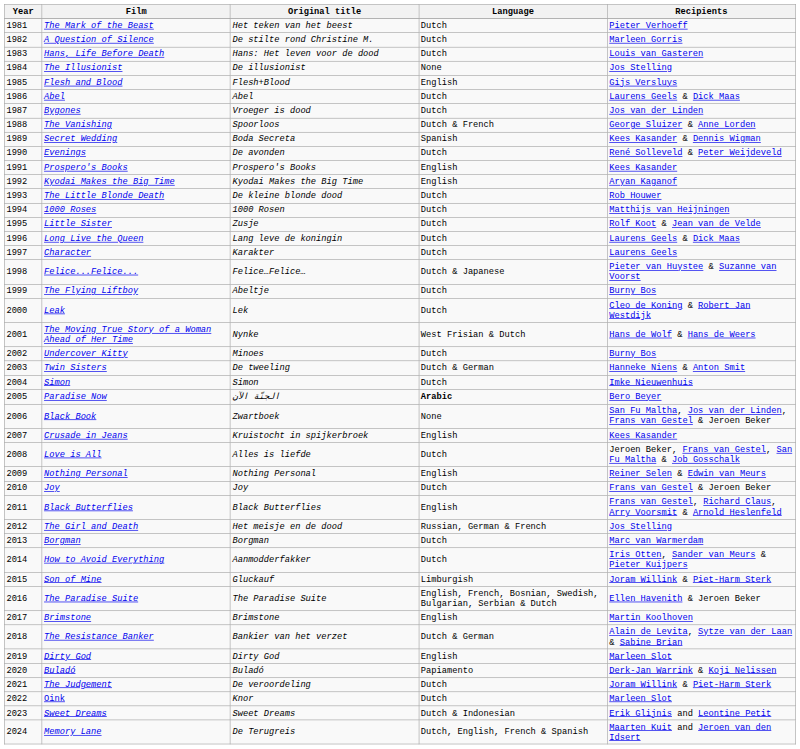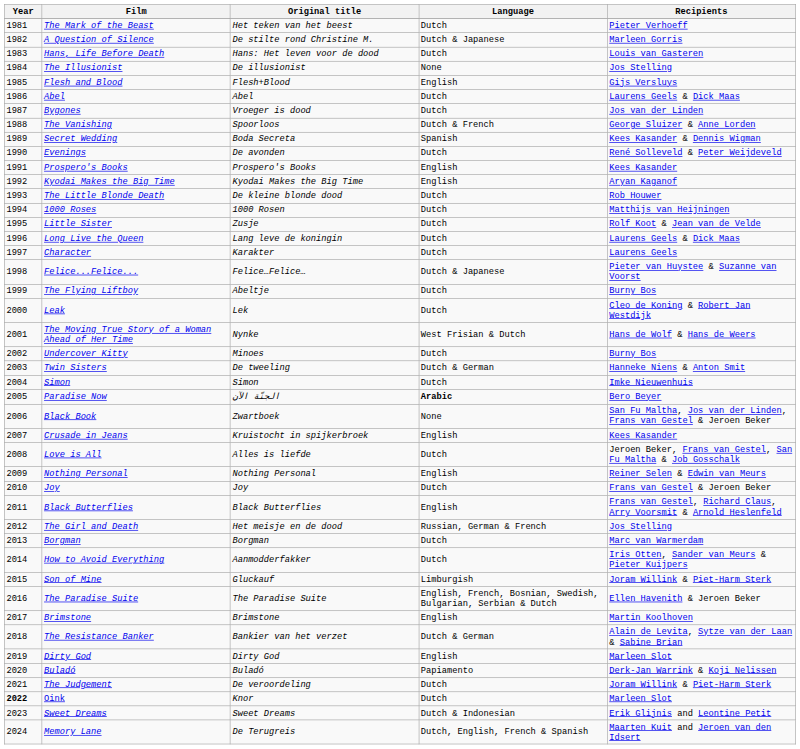(434, 40) Dutch -> (463, 40) Dutch & Japanese
(17, 699) normal -> (17, 699) bold
